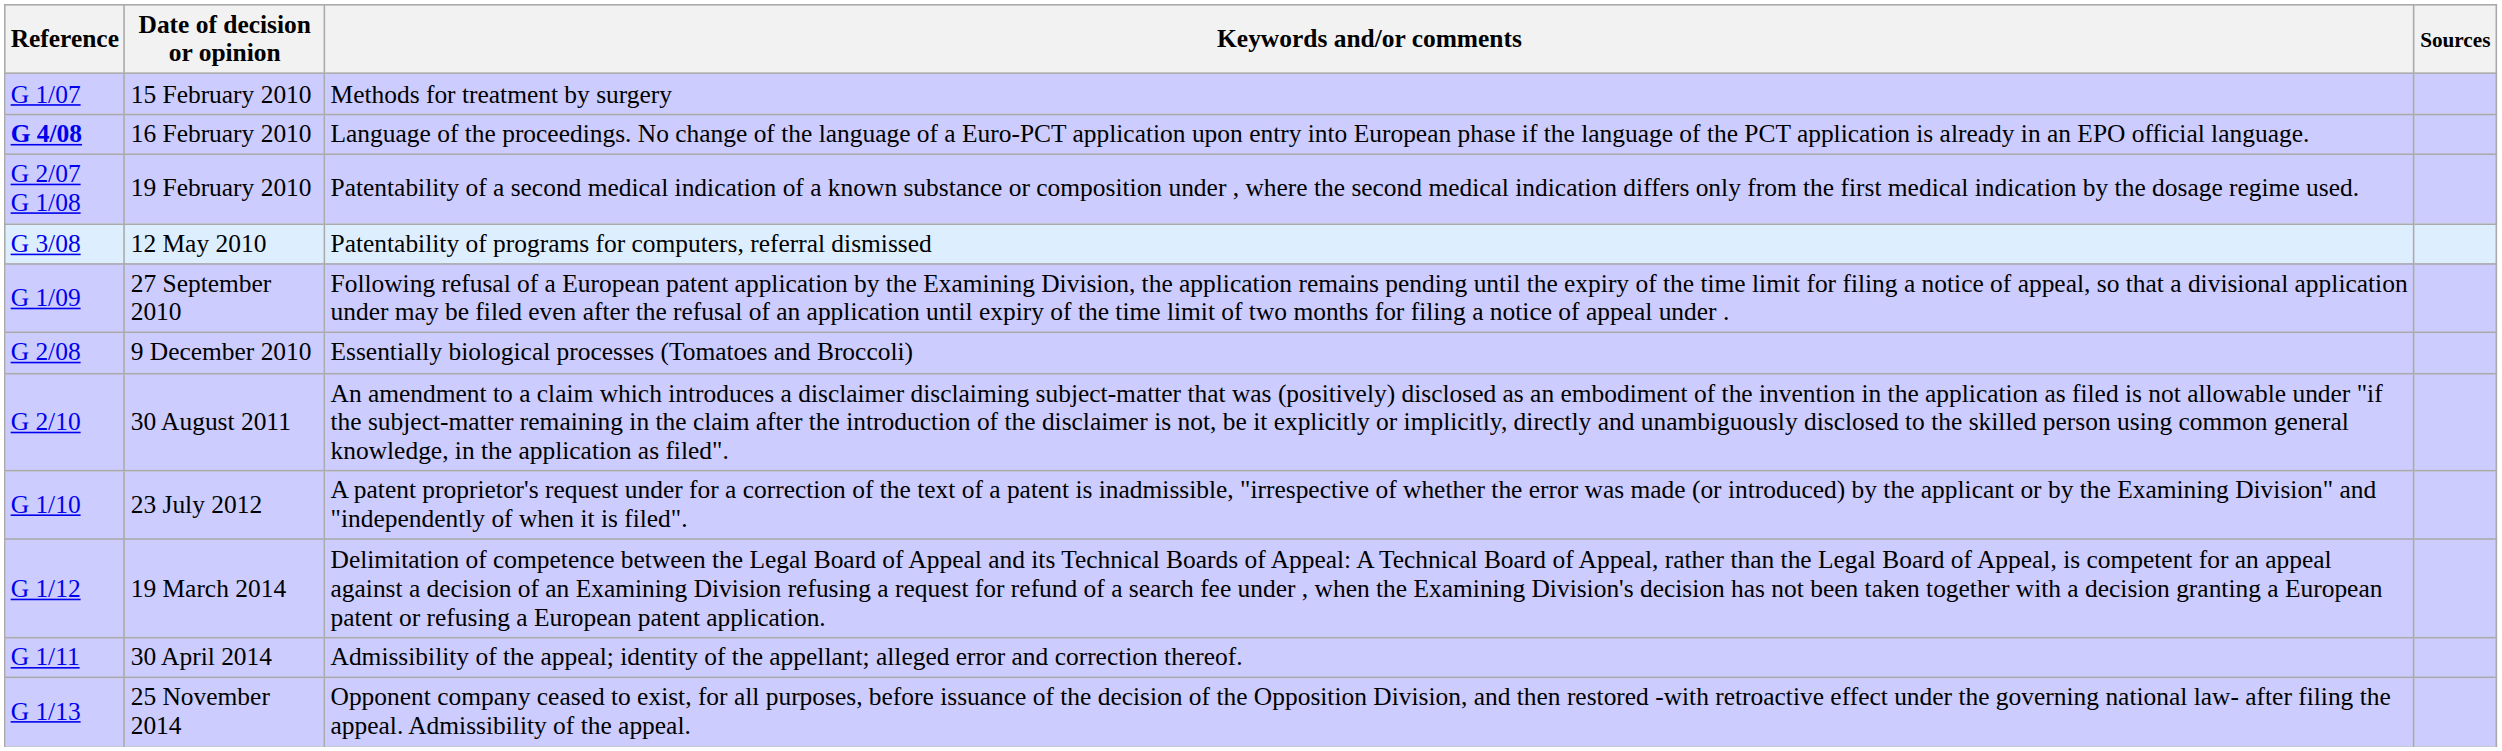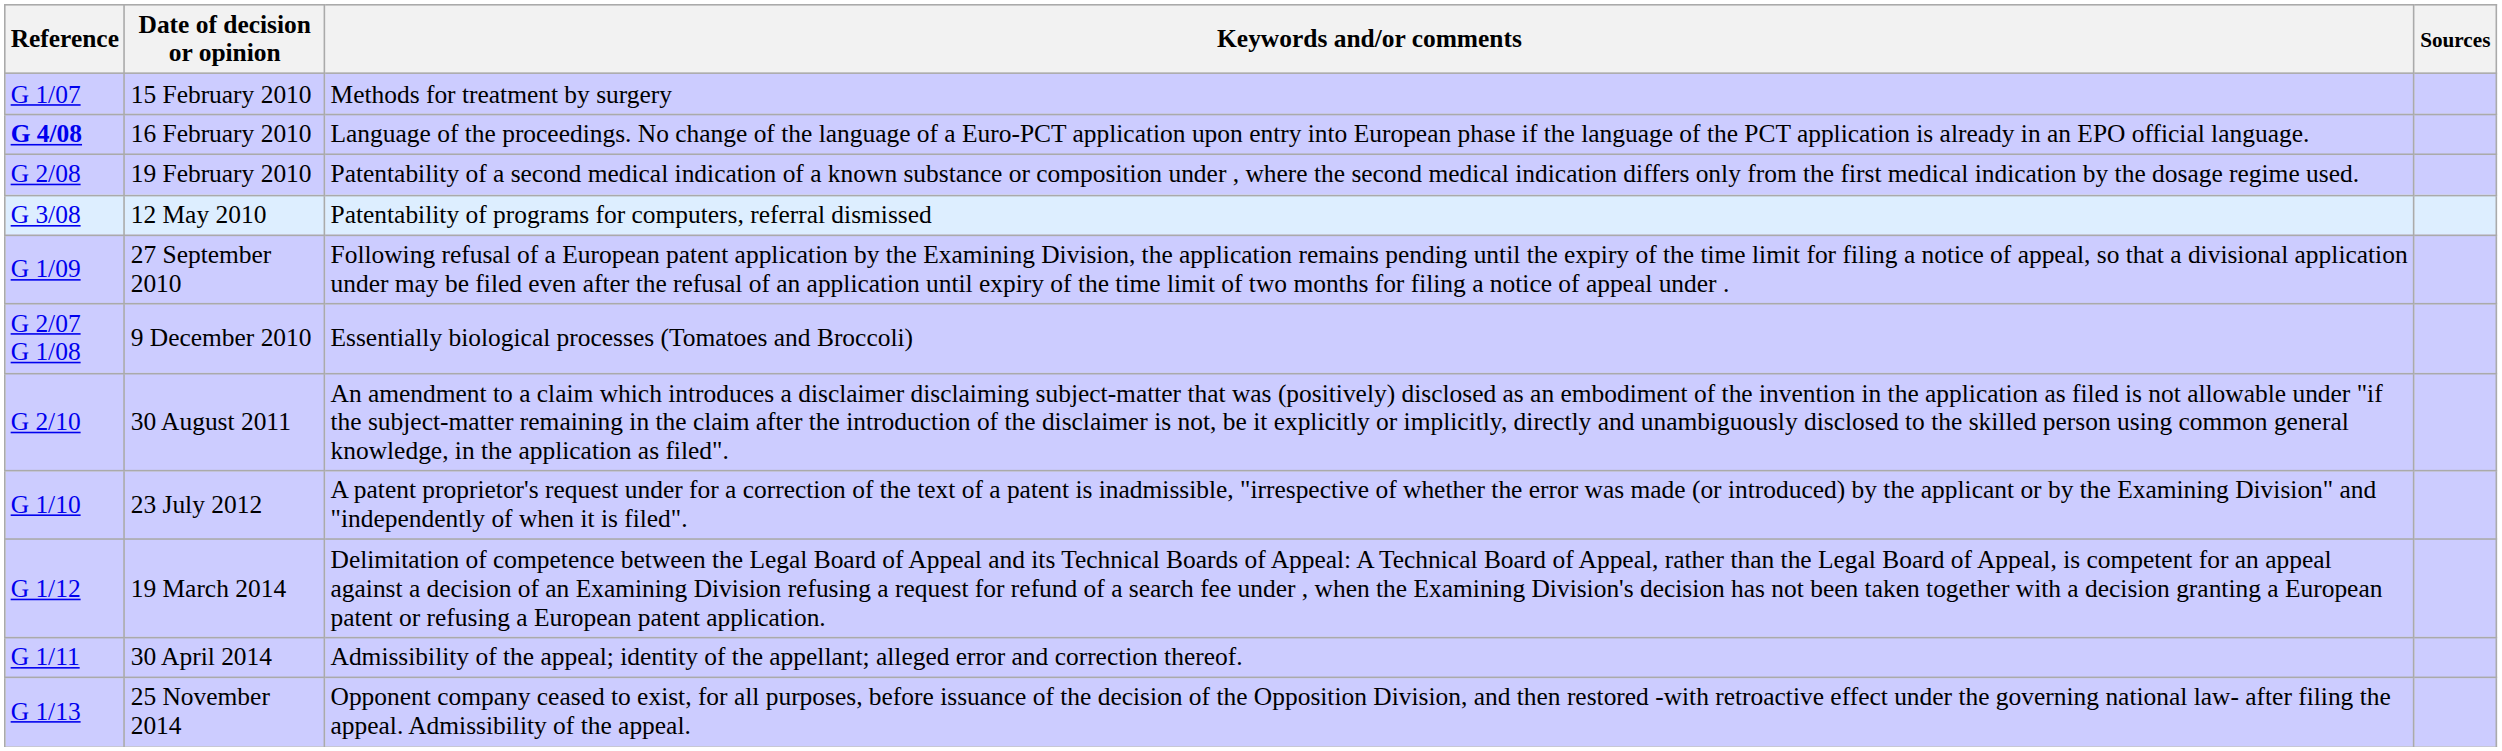(46, 188) G 2/07 G 1/08 -> (46, 174) G 2/08
(46, 352) G 2/08 -> (46, 338) G 2/07 G 1/08
